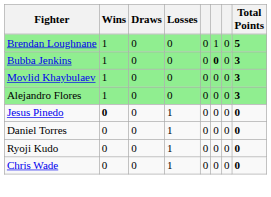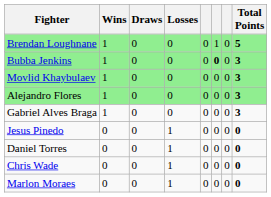+ row: (52, 113)
(105, 113) bold -> (105, 130) normal
- row: (33, 148)
+ row: (41, 183)
